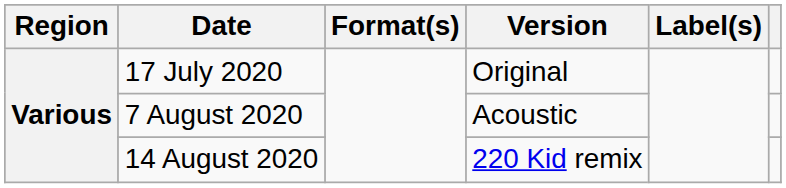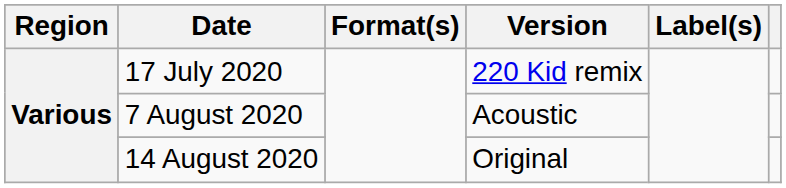(520, 70) Original -> (557, 70) 220 Kid remix
(557, 159) 220 Kid remix -> (520, 159) Original
